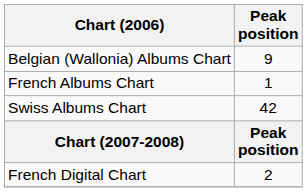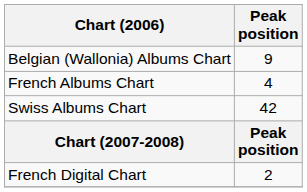(268, 83) 1 -> (268, 83) 4
